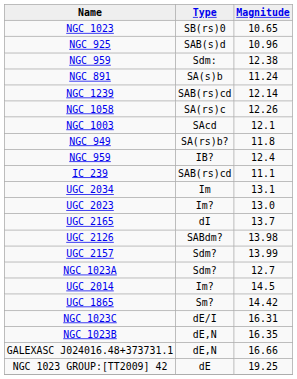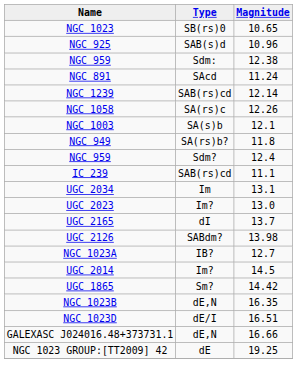(205, 77) SA(s)b -> (205, 77) SAcd
(205, 125) SAcd -> (205, 125) SA(s)b
(205, 157) IB? -> (205, 157) Sdm?
- row: (90, 254)
(205, 270) Sdm? -> (205, 254) IB?
- row: (90, 318)
+ row: (90, 318)
